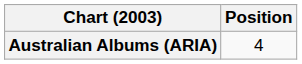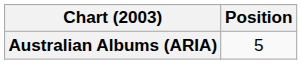(259, 45) 4 -> (259, 45) 5
